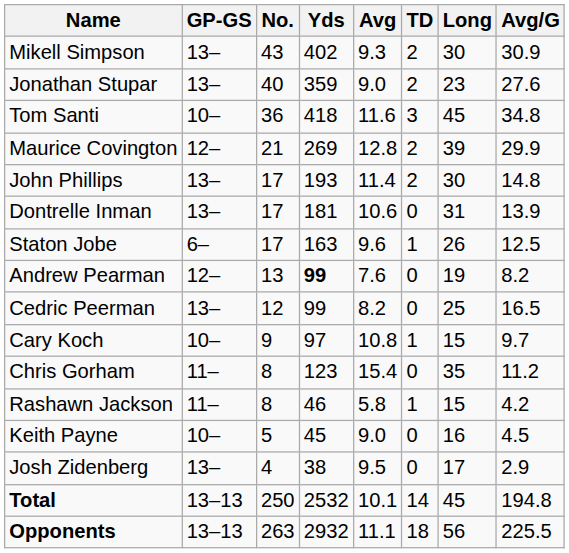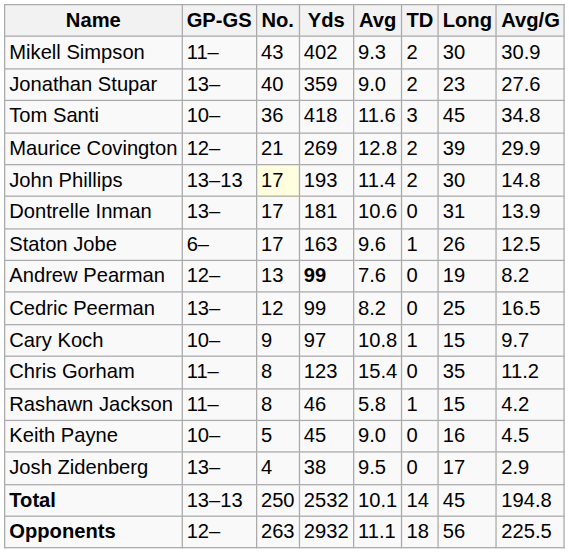(203, 52) 13– -> (203, 52) 11–
(203, 180) 13– -> (215, 180) 13–13
(272, 180) no background -> (272, 180) lightyellow background
(215, 532) 13–13 -> (203, 532) 12–
